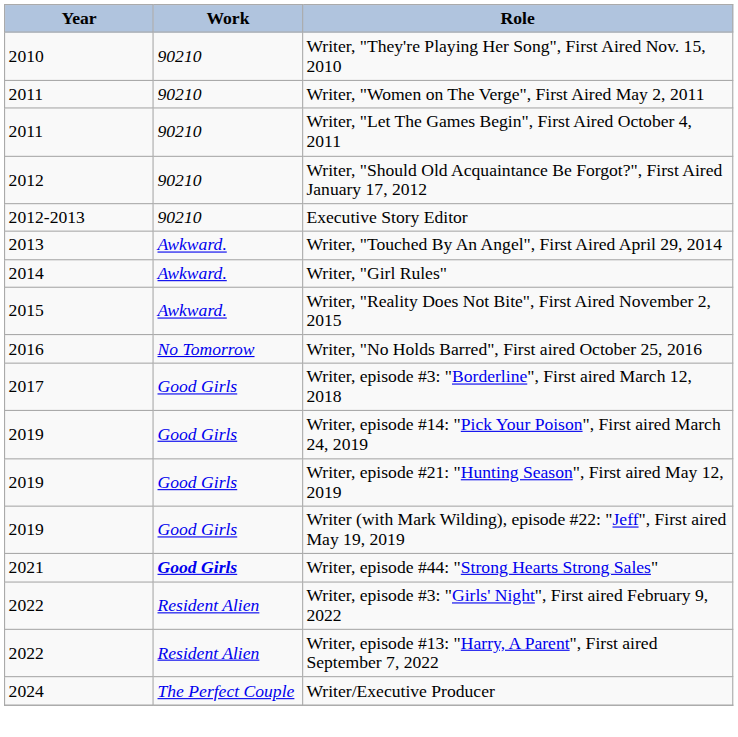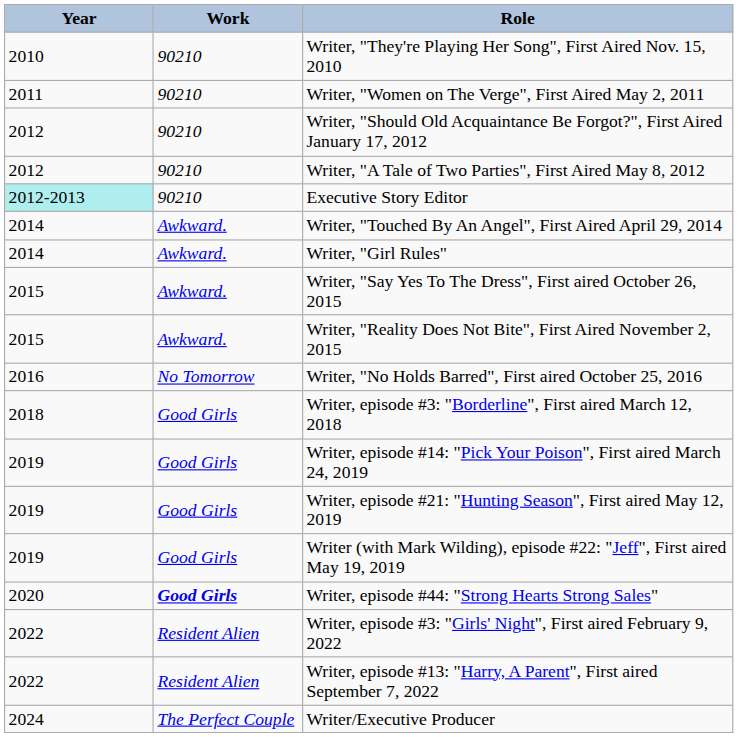- row: (499, 131)
+ row: (506, 169)
(47, 217) no background -> (47, 197) paleturquoise background
(26, 245) 2013 -> (26, 225) 2014
+ row: (501, 291)
(26, 386) 2017 -> (26, 414) 2018
(26, 567) 2021 -> (26, 595) 2020
